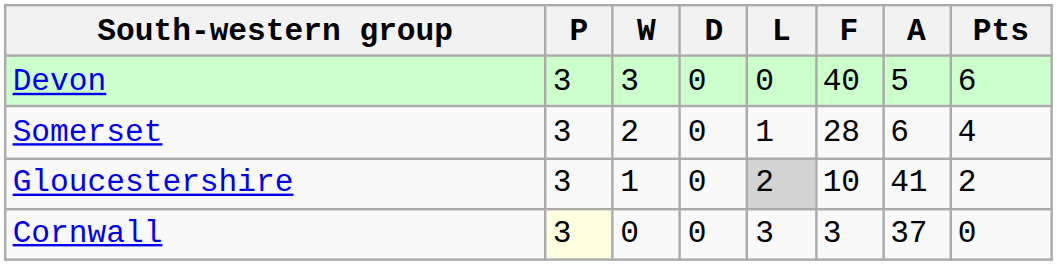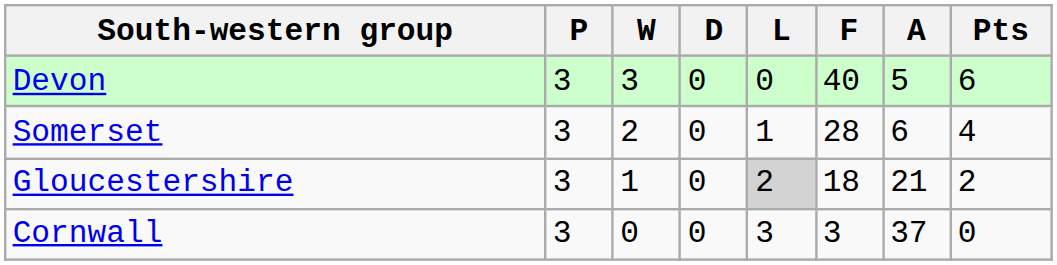(841, 183) 10 -> (841, 183) 18
(909, 183) 41 -> (909, 183) 21
(562, 234) lightyellow background -> (562, 234) no background
